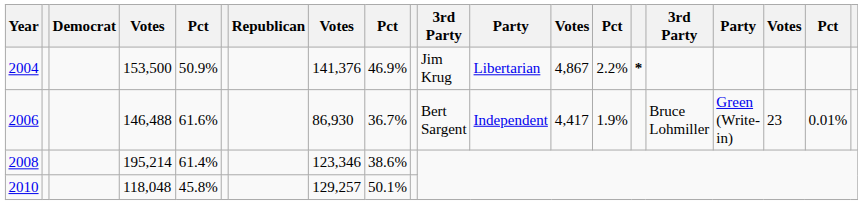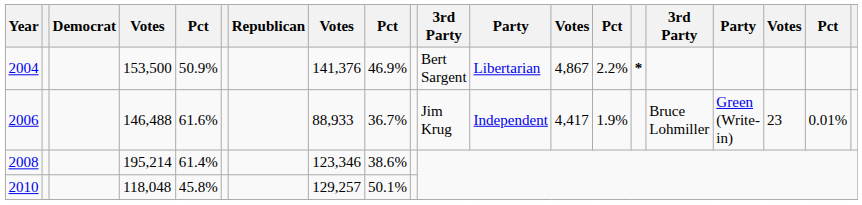(436, 68) Jim Krug -> (444, 68) Bert Sargent
(333, 119) 86,930 -> (333, 119) 88,933
(444, 119) Bert Sargent -> (436, 119) Jim Krug
